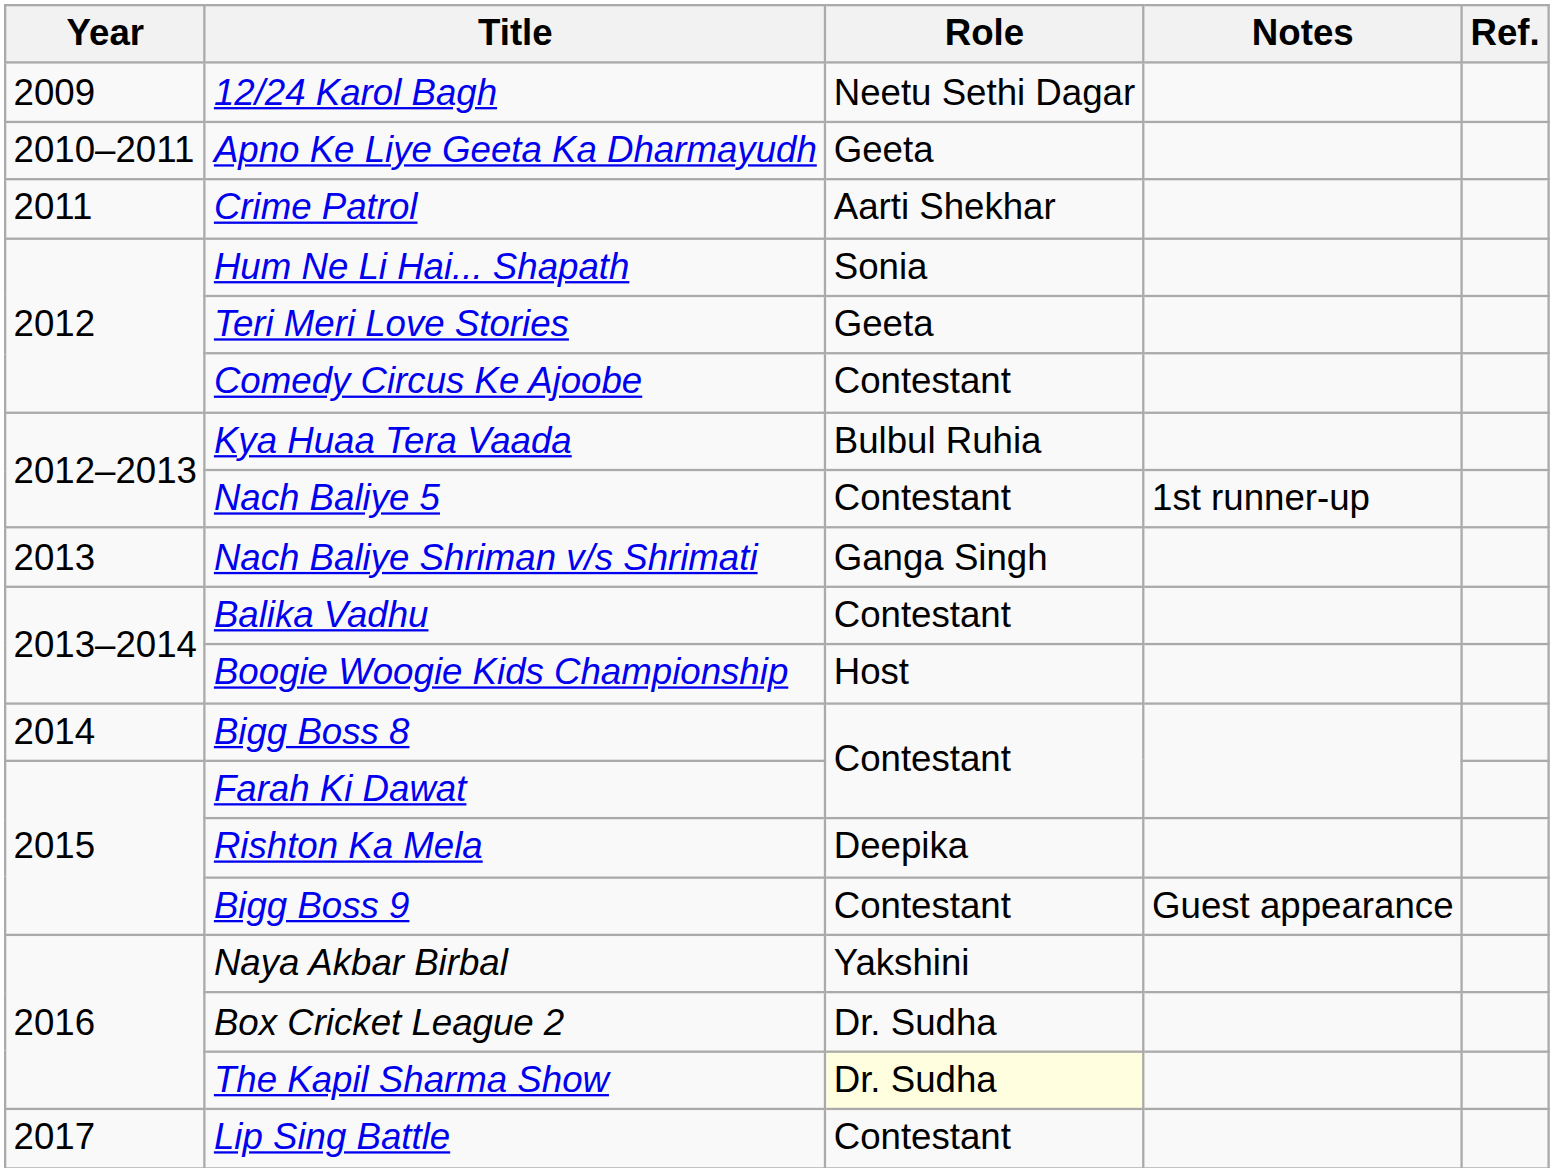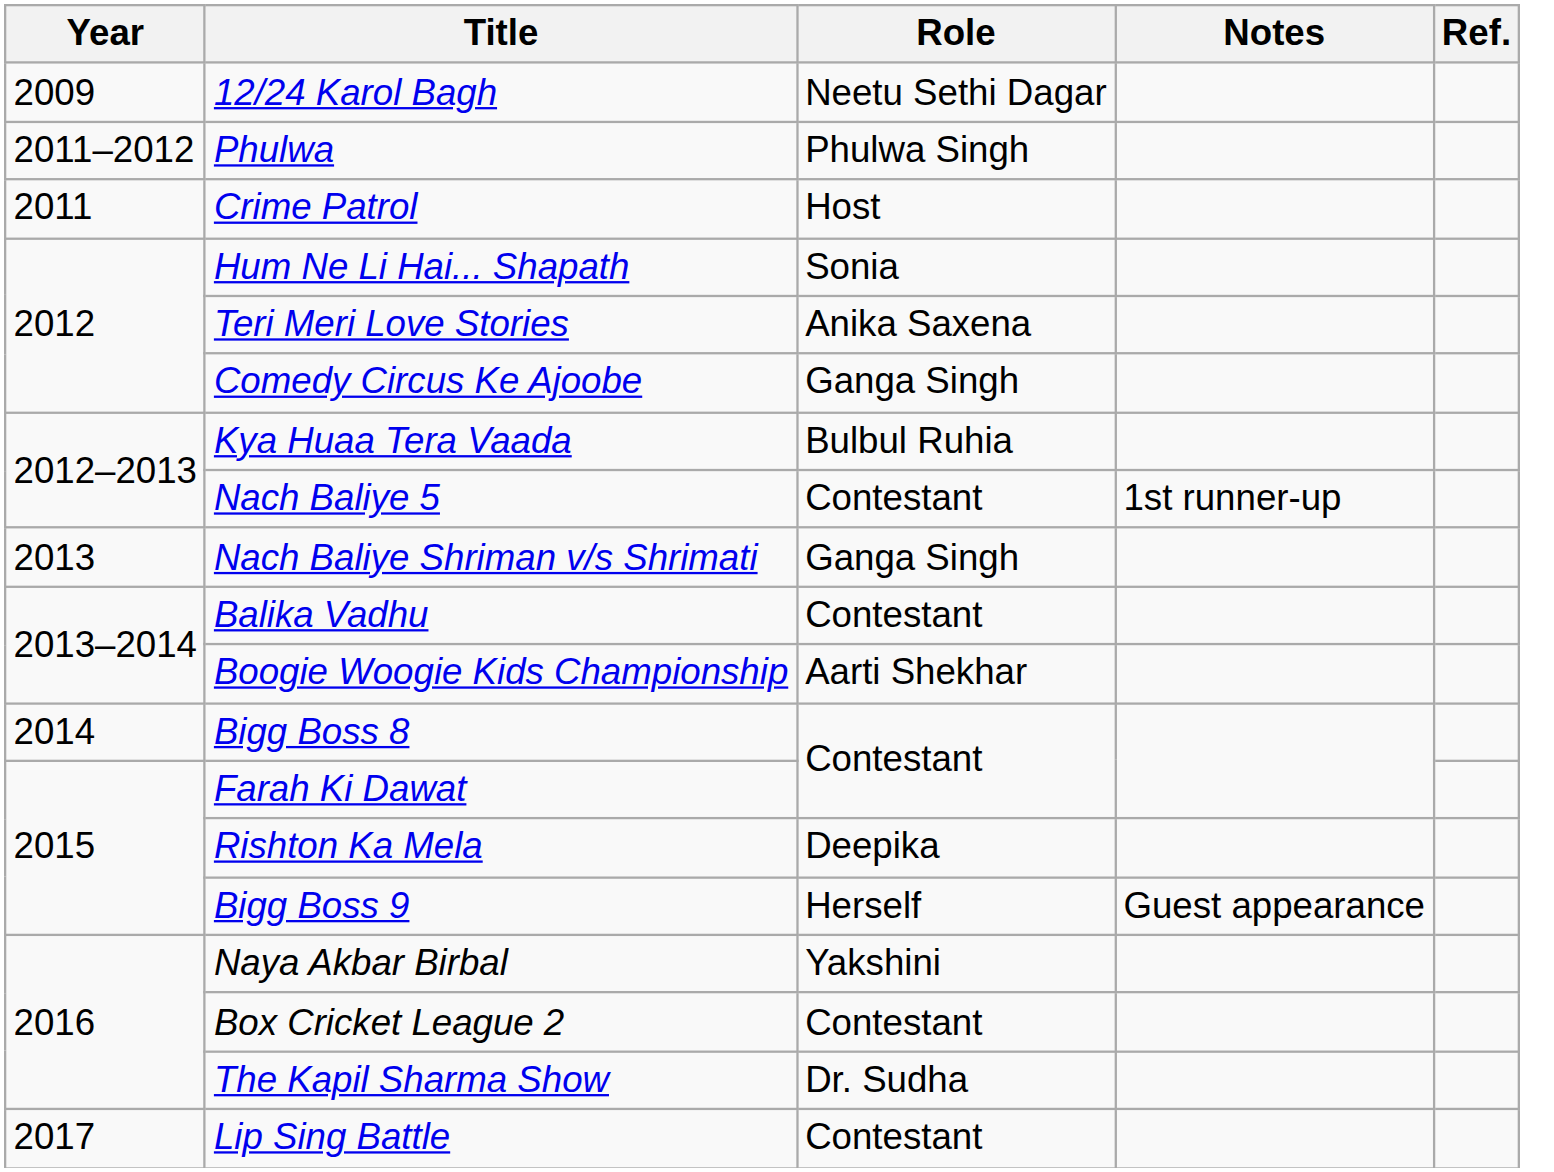- row: (515, 149)
+ row: (274, 149)
(945, 207) Aarti Shekhar -> (843, 207) Host
(884, 324) Geeta -> (918, 324) Anika Saxena
(922, 382) Contestant -> (912, 382) Ganga Singh
(871, 672) Host -> (916, 672) Aarti Shekhar
(922, 905) Contestant -> (863, 905) Herself
(915, 1021) Dr. Sudha -> (894, 1021) Contestant
(915, 1079) lightyellow background -> (887, 1079) no background
